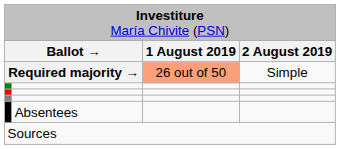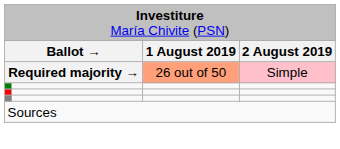(287, 73) no background -> (287, 73) pink background
- row: (8, 112)
